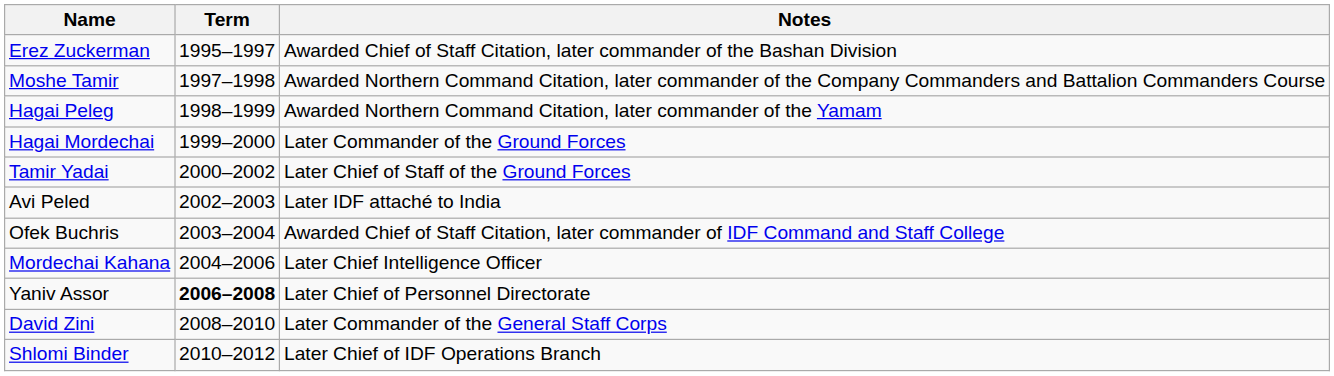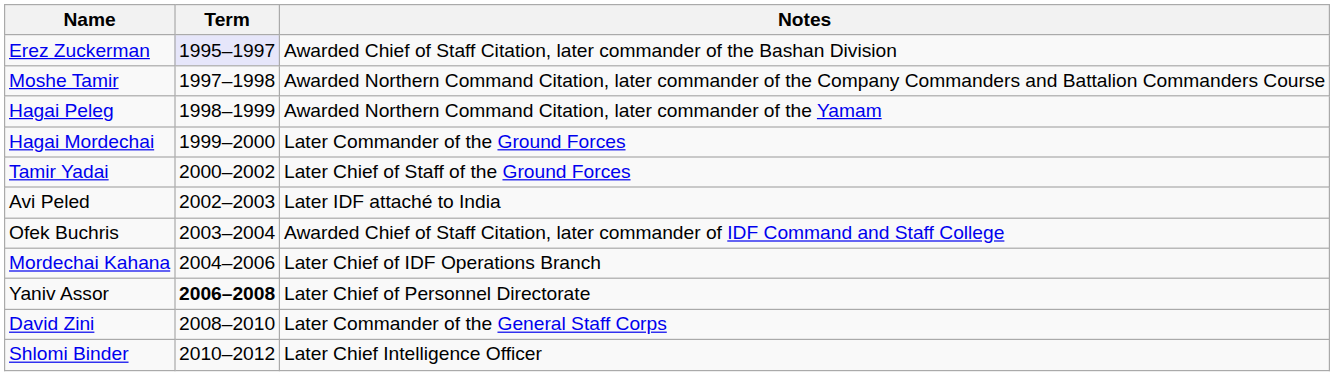(227, 50) no background -> (227, 50) lavender background
(413, 263) Later Chief Intelligence Officer -> (442, 263) Later Chief of IDF Operations Branch
(442, 354) Later Chief of IDF Operations Branch -> (413, 354) Later Chief Intelligence Officer
